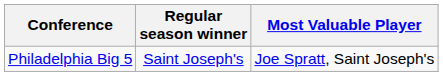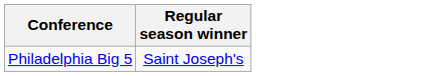- column: (344, 25)
